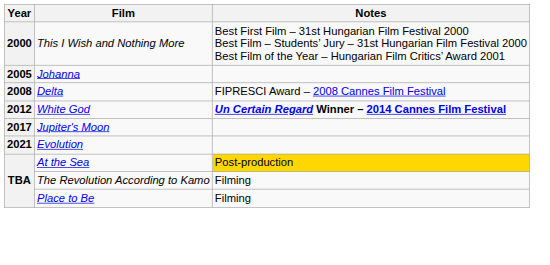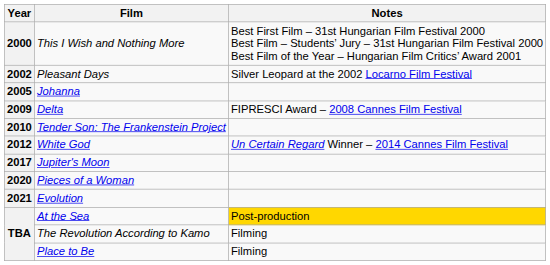+ row: (73, 74)
(19, 91) 2008 -> (19, 109) 2009
+ row: (131, 127)
(360, 109) bold -> (370, 145) normal
+ row: (86, 180)
